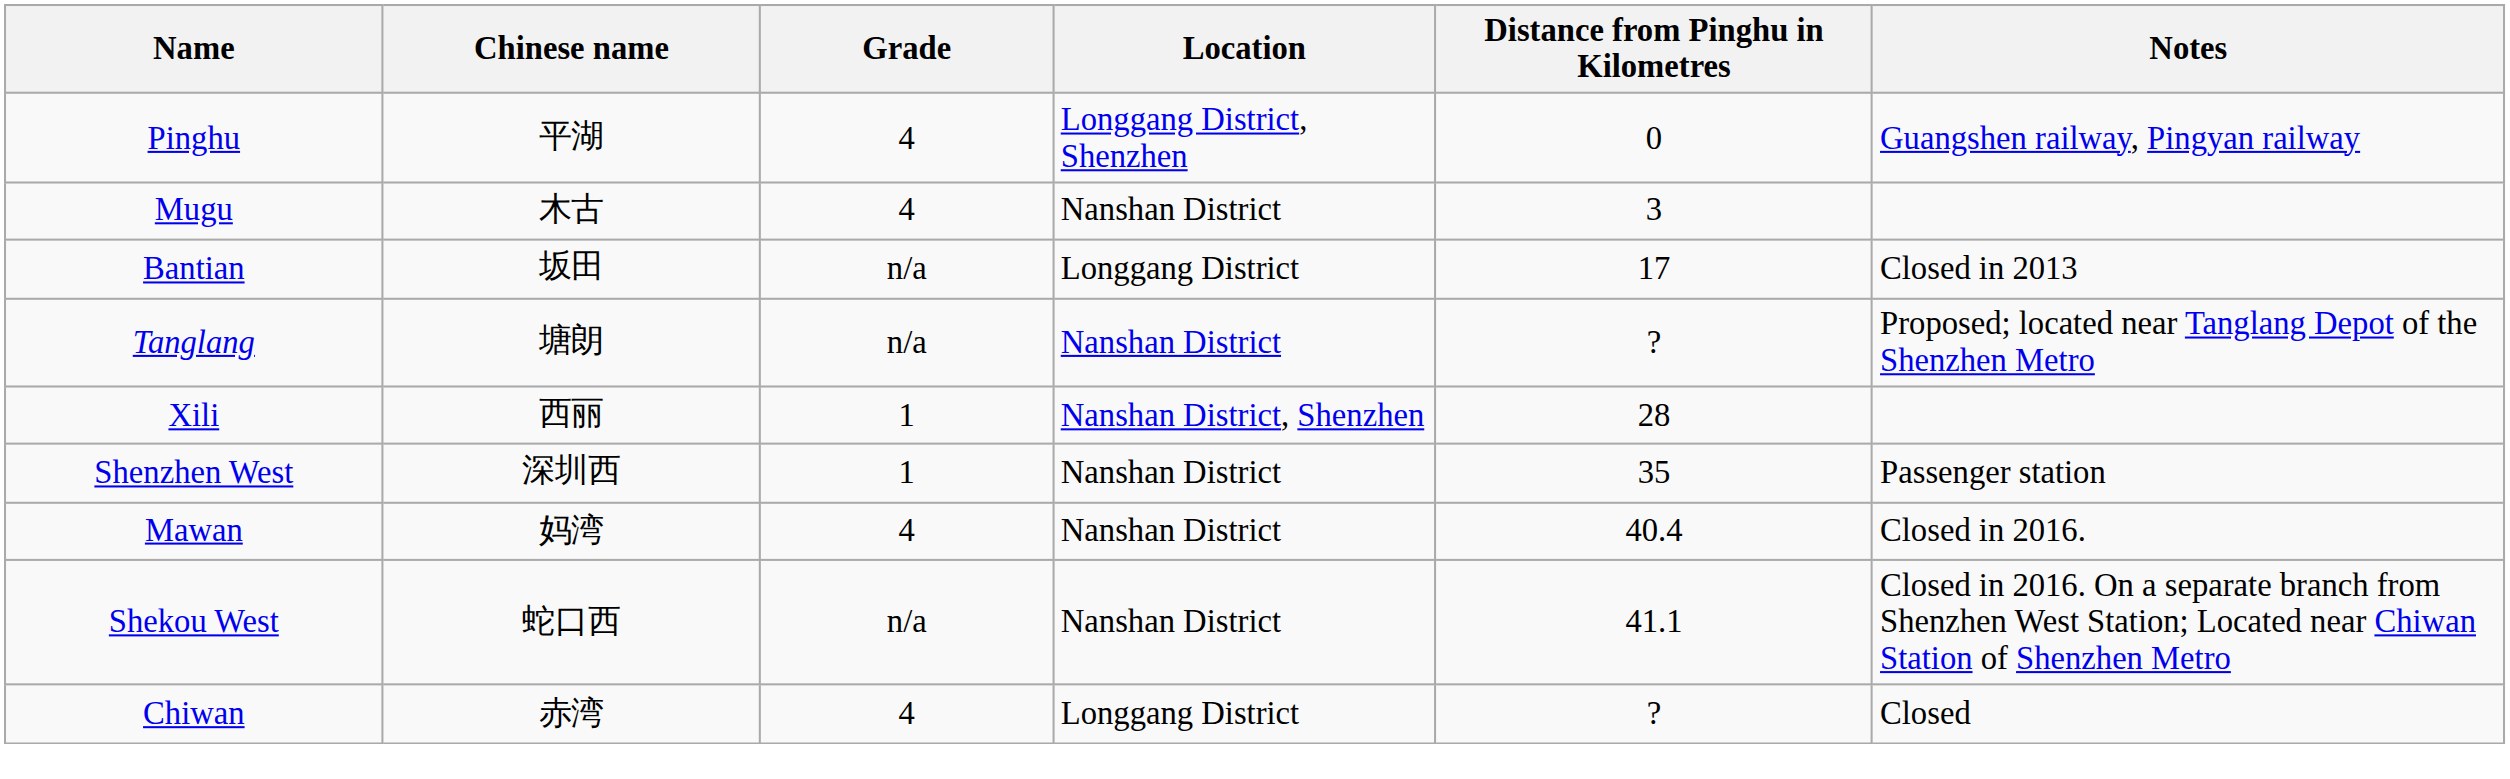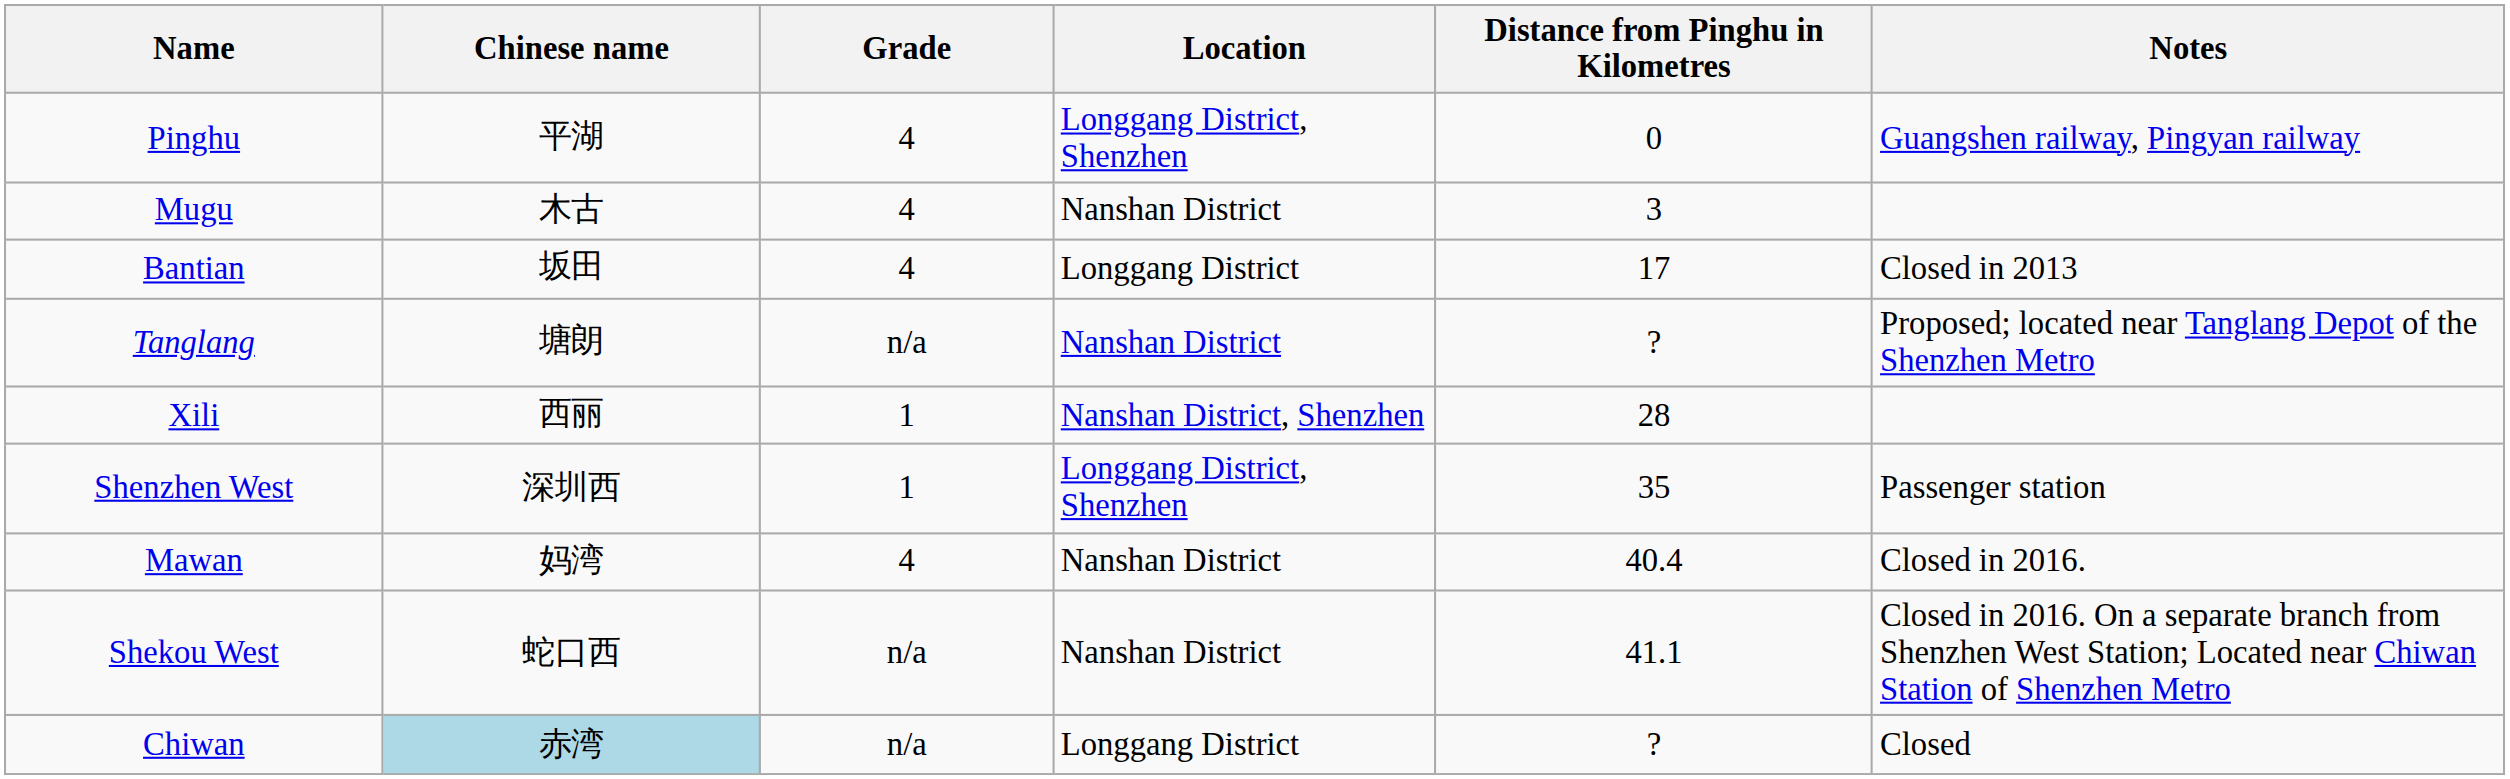(907, 268) n/a -> (907, 268) 4
(1171, 472) Nanshan District -> (1184, 487) Longgang District, Shenzhen
(571, 712) no background -> (571, 743) lightblue background
(907, 713) 4 -> (907, 744) n/a
